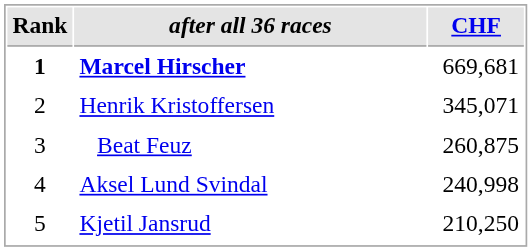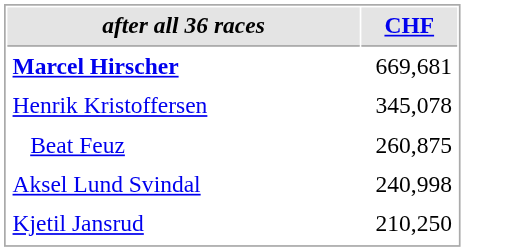- column: (40, 25)
(481, 106) 345,071 -> (414, 106) 345,078
